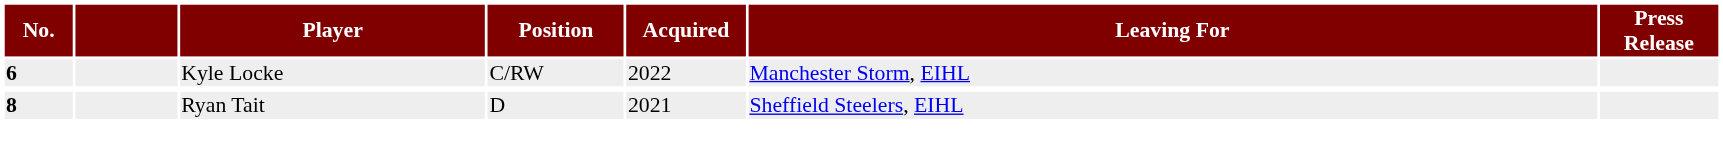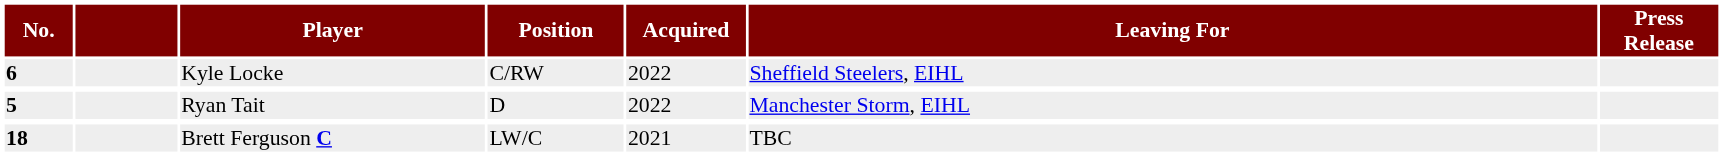(860, 72) Manchester Storm, EIHL -> (857, 72) Sheffield Steelers, EIHL
(12, 105) 8 -> (12, 105) 5
(650, 105) 2021 -> (650, 105) 2022
(857, 105) Sheffield Steelers, EIHL -> (860, 105) Manchester Storm, EIHL
+ row: (257, 137)
